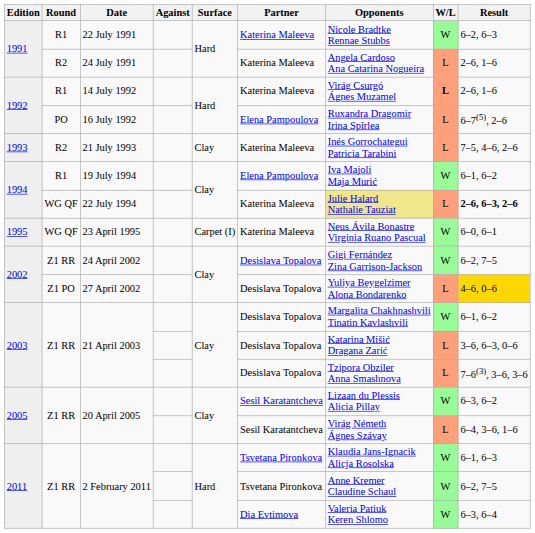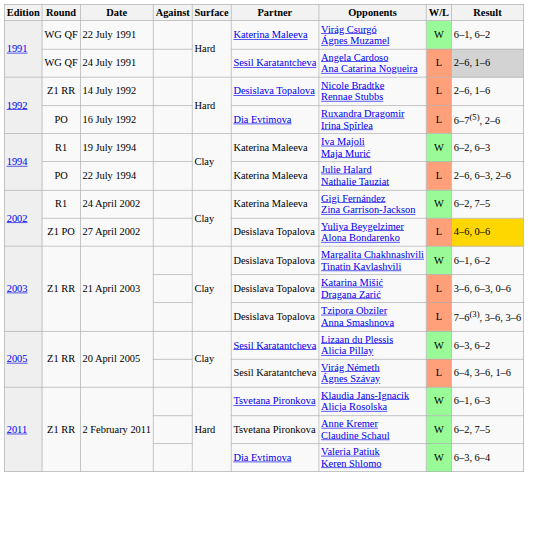(61, 35) R1 -> (61, 35) WG QF
(359, 35) Nicole Bradtke Rennae Stubbs -> (355, 35) Virág Csurgó Ágnes Muzamel
(479, 35) 6–2, 6–3 -> (472, 35) 6–1, 6–2
(61, 63) R2 -> (61, 63) WG QF
(277, 63) Katerina Maleeva -> (275, 63) Sesil Karatantcheva
(479, 63) no background -> (472, 63) lightgrey background
(61, 91) R1 -> (61, 91) Z1 RR
(277, 91) Katerina Maleeva -> (274, 91) Desislava Topalova
(362, 91) Virág Csurgó Ágnes Muzamel -> (353, 91) Nicole Bradtke Rennae Stubbs
(446, 91) bold -> (439, 91) normal
(279, 119) Elena Pampoulova -> (262, 119) Dia Evtimova
- row: (17, 147)
(279, 176) Elena Pampoulova -> (270, 147) Katerina Maleeva
(479, 176) 6–1, 6–2 -> (472, 147) 6–2, 6–3
(61, 204) WG QF -> (61, 176) PO
(362, 204) khaki background -> (355, 176) no background
(489, 204) bold -> (482, 176) normal
- row: (17, 232)
(61, 260) Z1 RR -> (61, 204) R1
(281, 260) Desislava Topalova -> (270, 204) Katerina Maleeva
